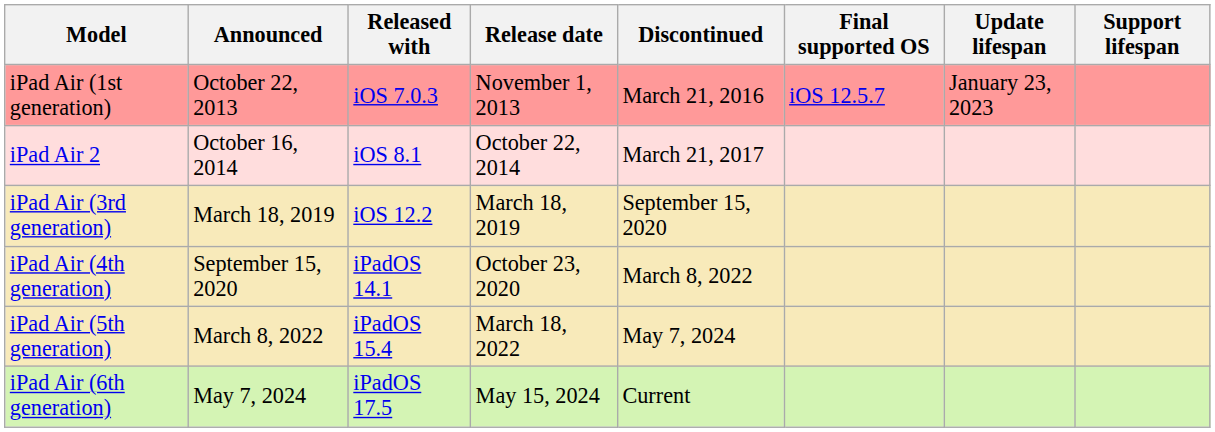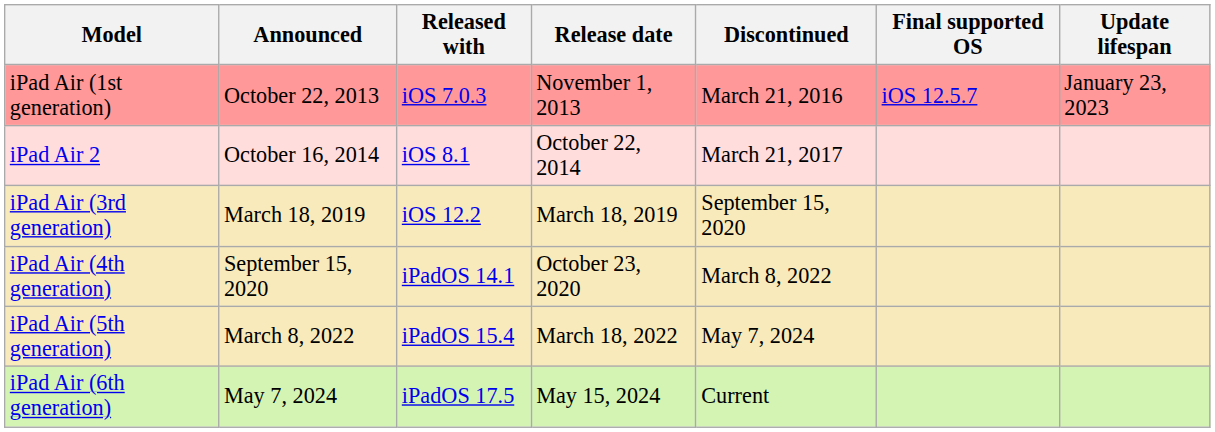- column: (1142, 34)
